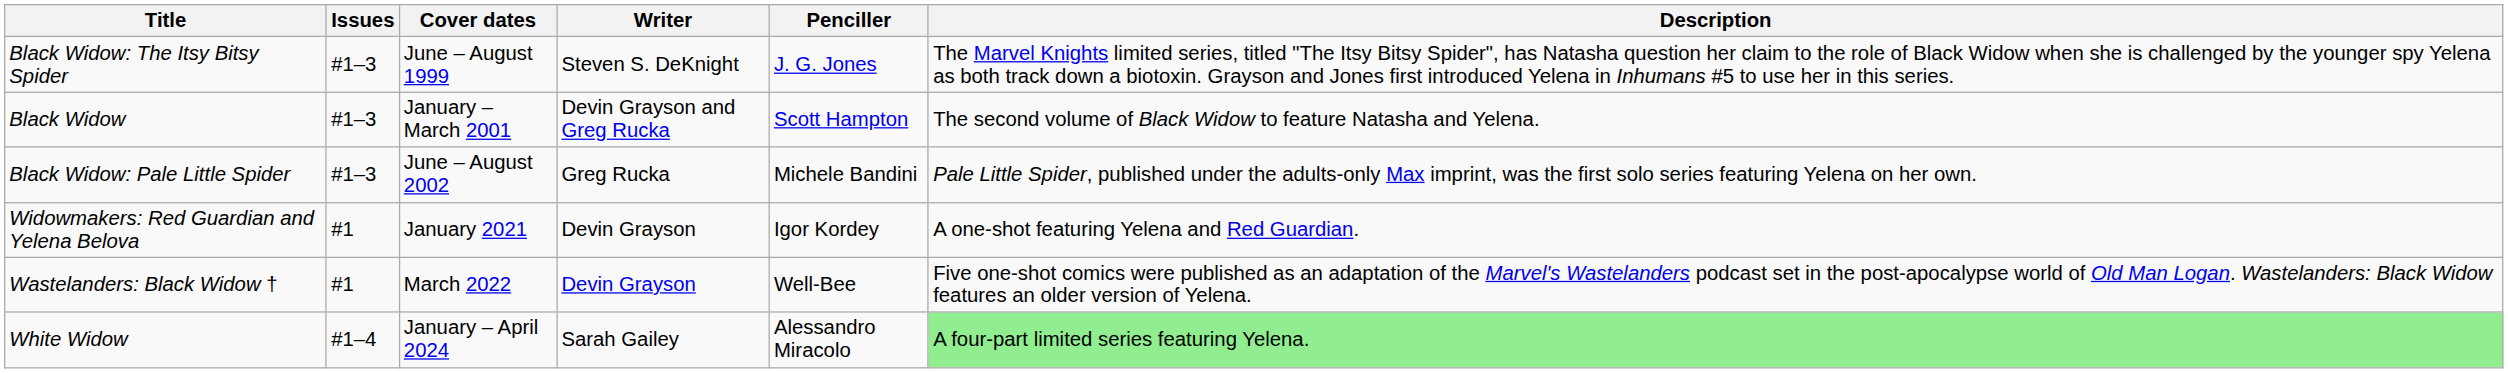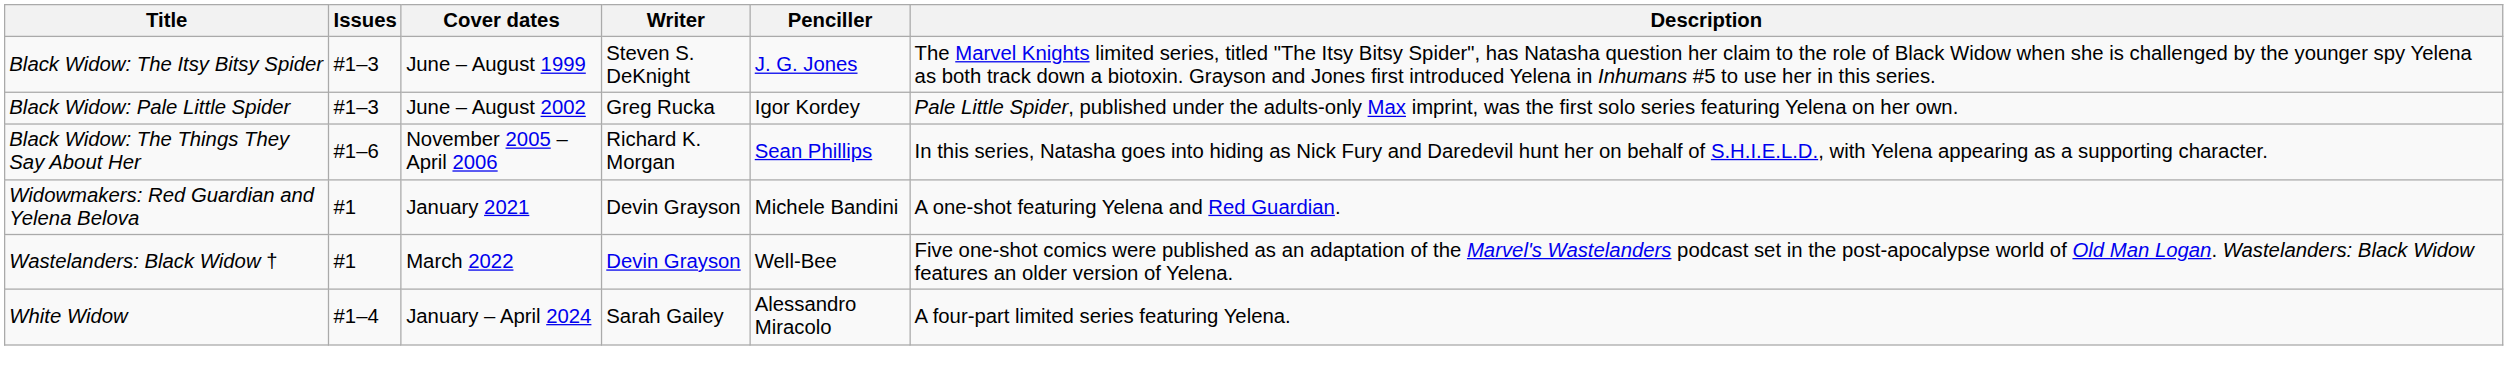- row: (67, 119)
(846, 174) Michele Bandini -> (807, 107) Igor Kordey
+ row: (149, 151)
(826, 229) Igor Kordey -> (826, 206) Michele Bandini
(1121, 339) lightgreen background -> (1103, 316) no background
